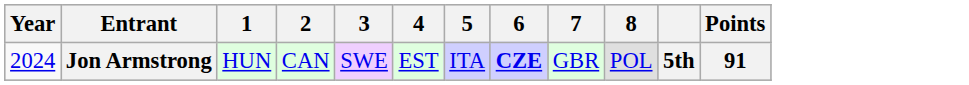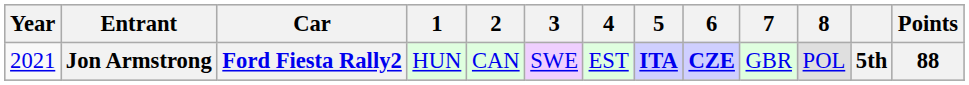+ column: (312, 23)
(33, 60) 2024 -> (33, 60) 2021
(467, 60) normal -> (659, 60) bold
(735, 60) 91 -> (928, 60) 88
